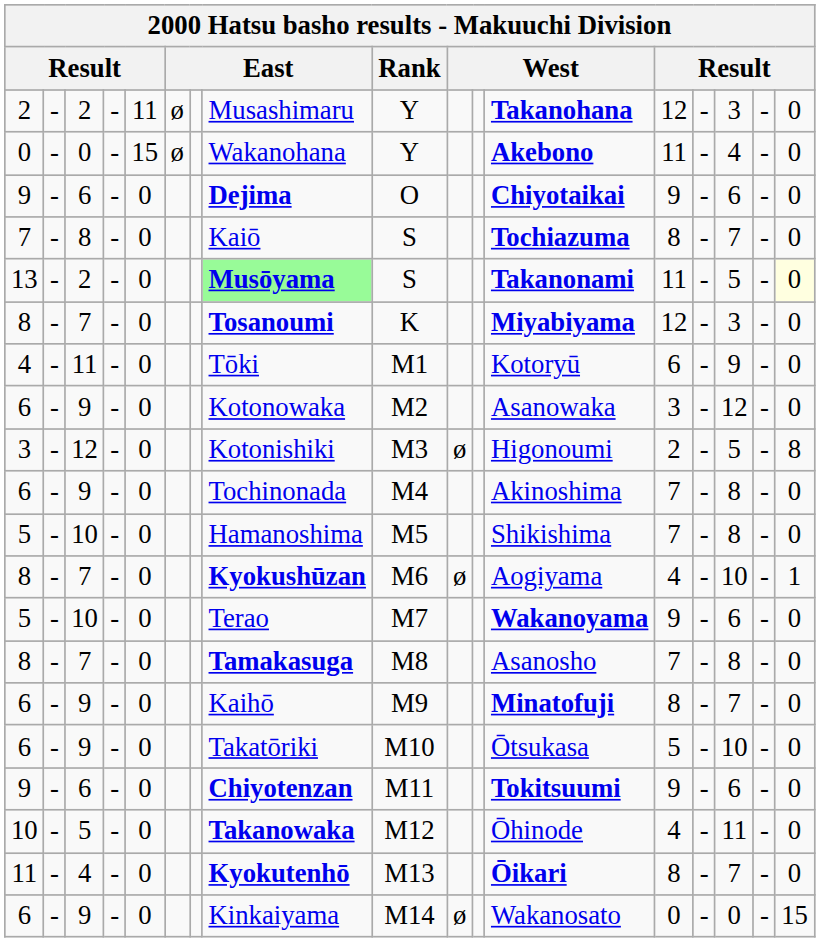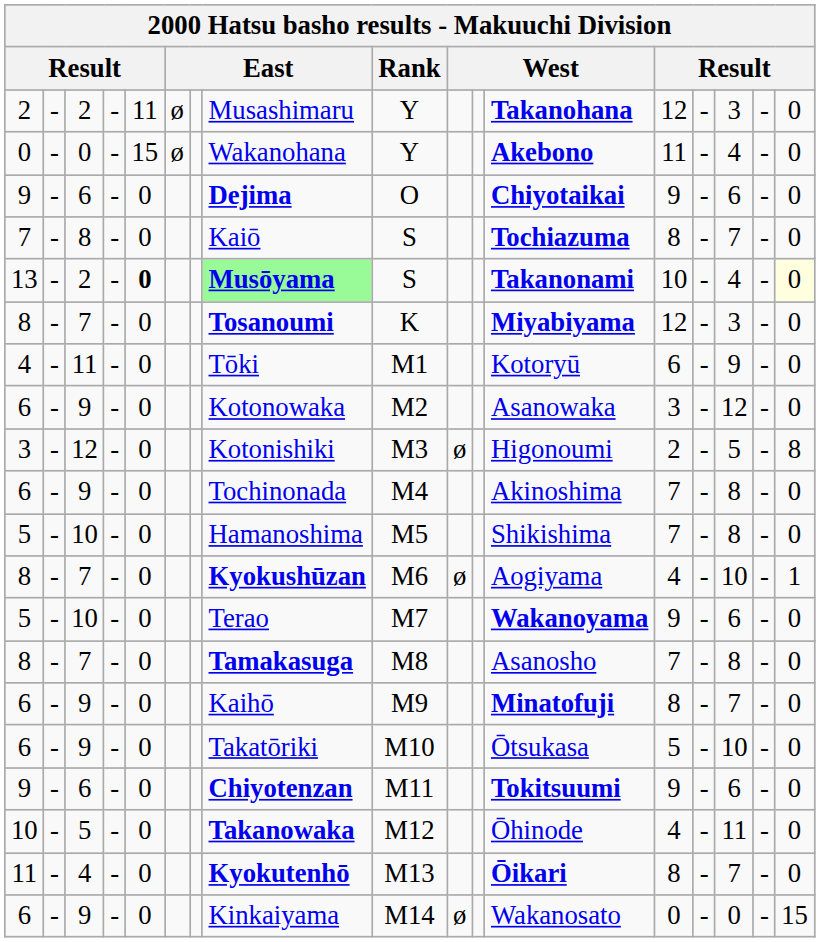(145, 279) normal -> (145, 279) bold
(674, 279) 11 -> (674, 279) 10
(734, 279) 5 -> (734, 279) 4
